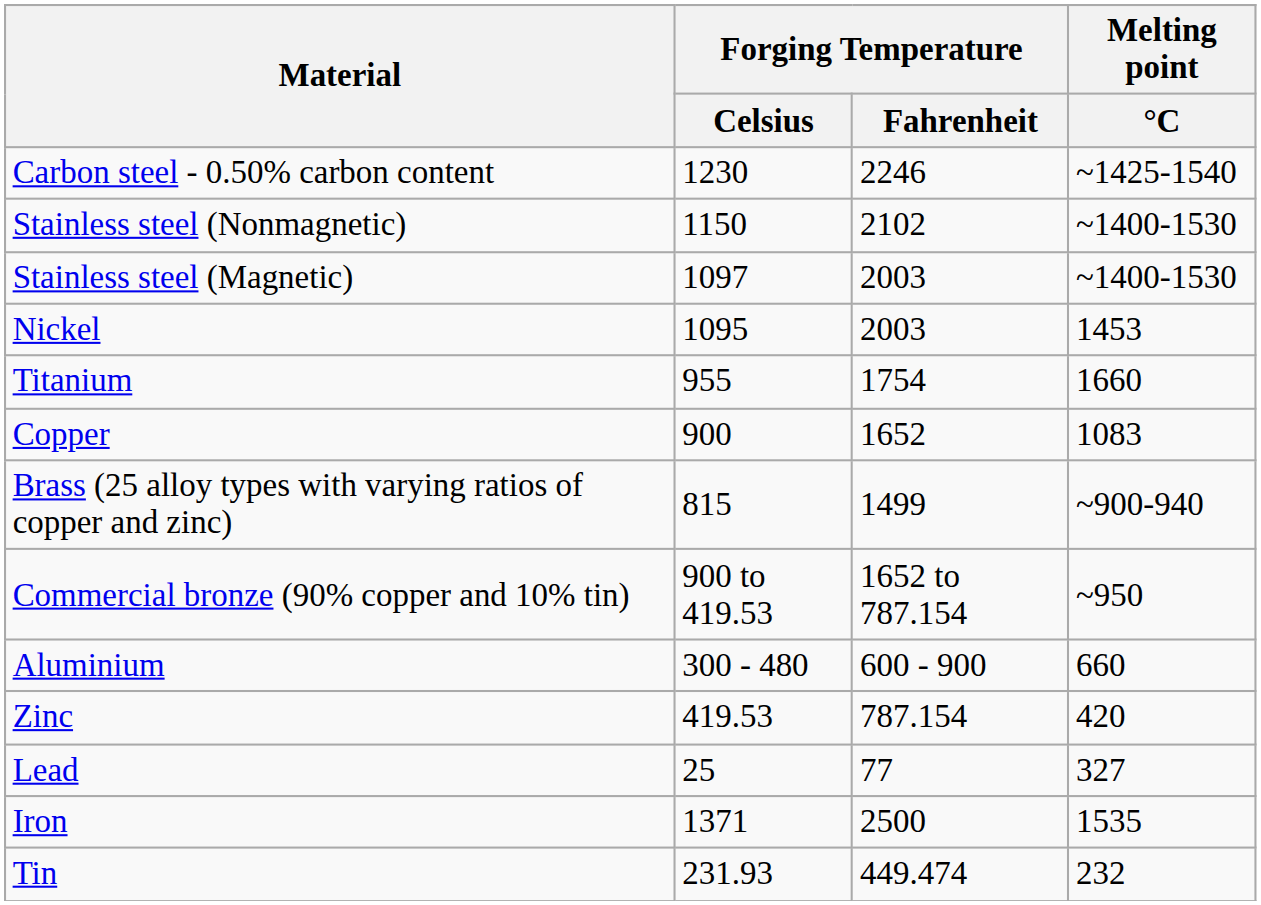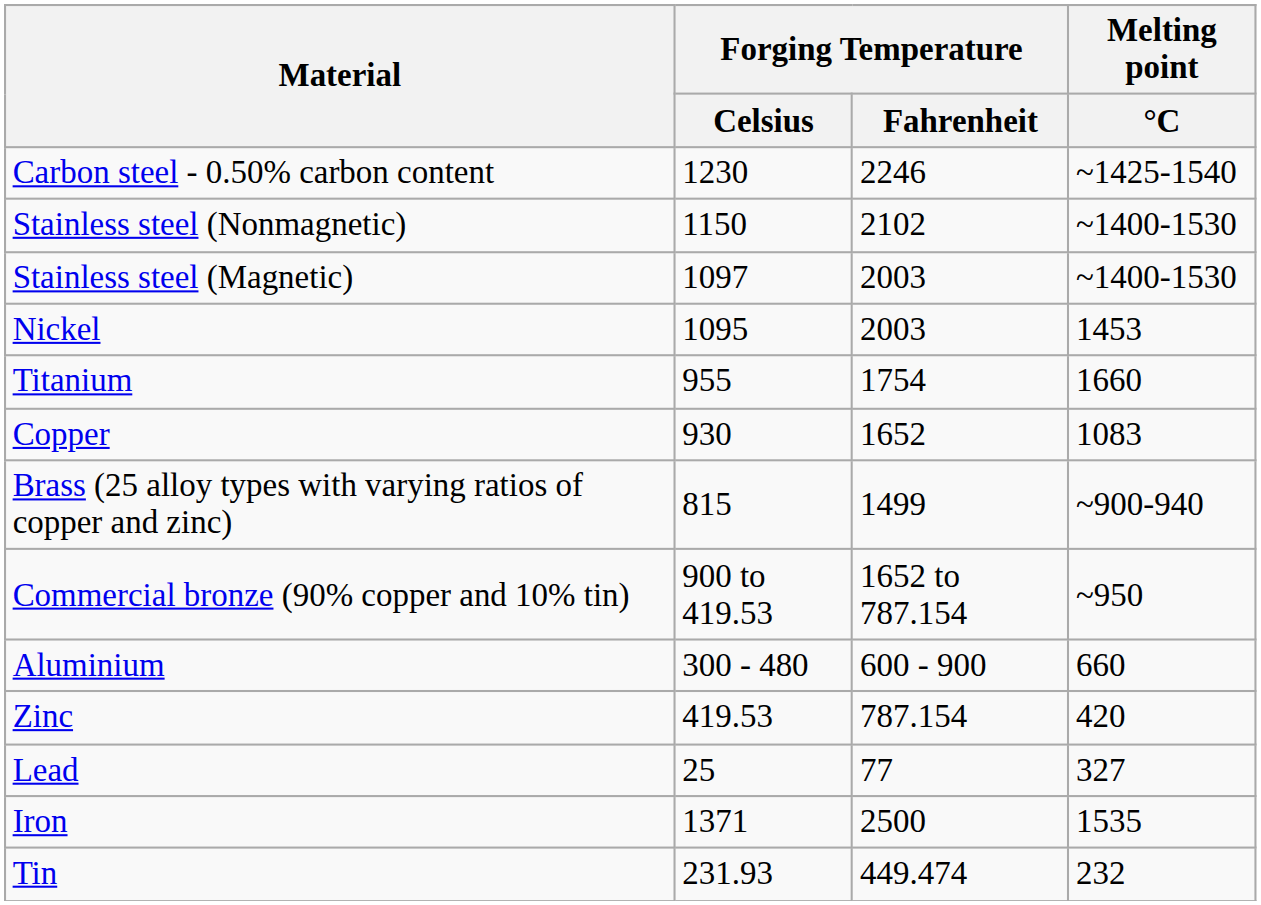(707, 433) 900 -> (707, 433) 930
